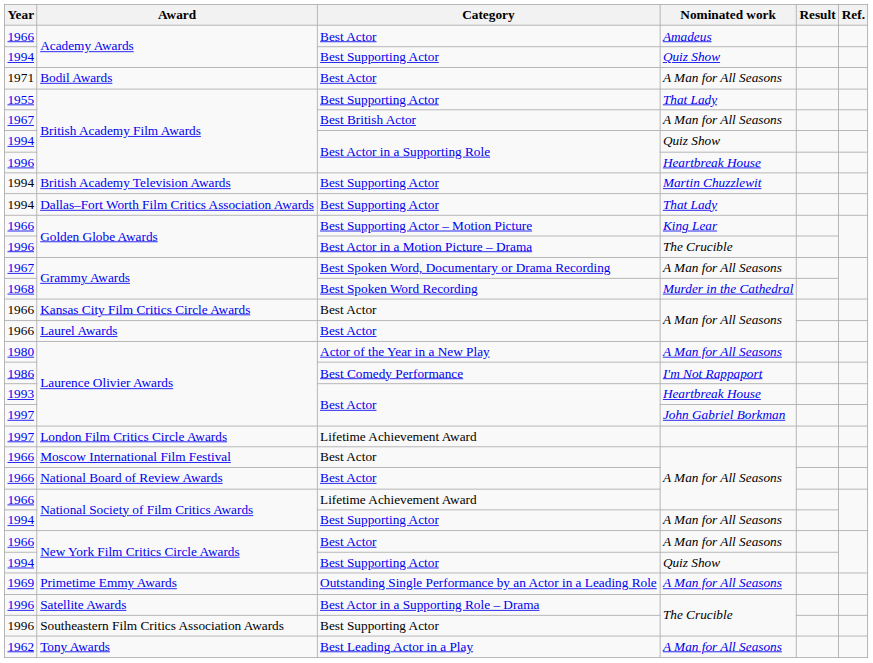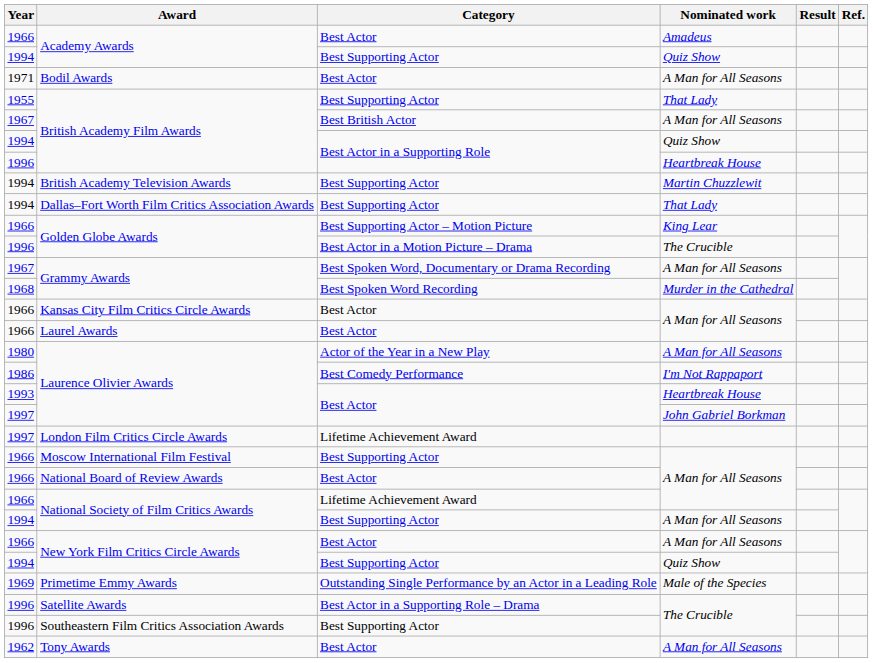(348, 457) Best Actor -> (379, 457) Best Supporting Actor
(722, 583) A Man for All Seasons -> (715, 583) Male of the Species
(397, 646) Best Leading Actor in a Play -> (348, 646) Best Actor
